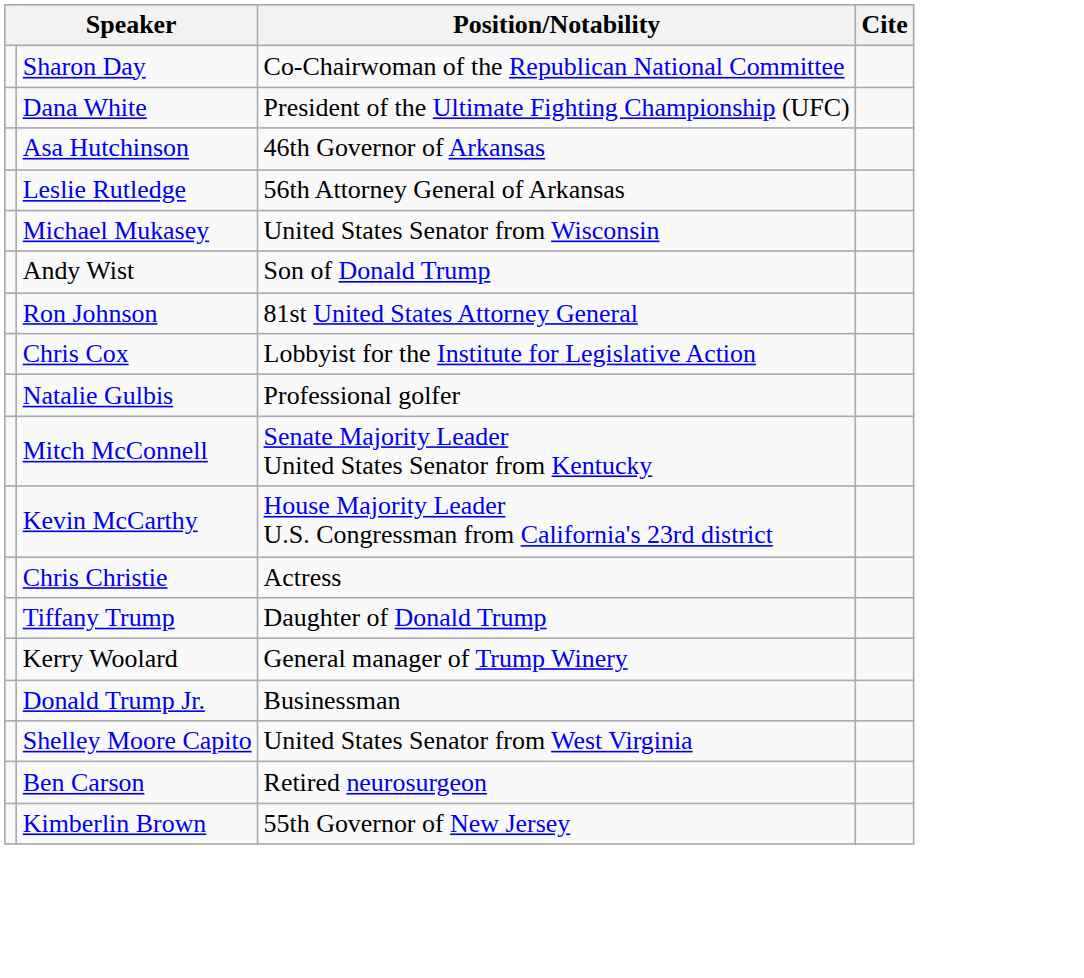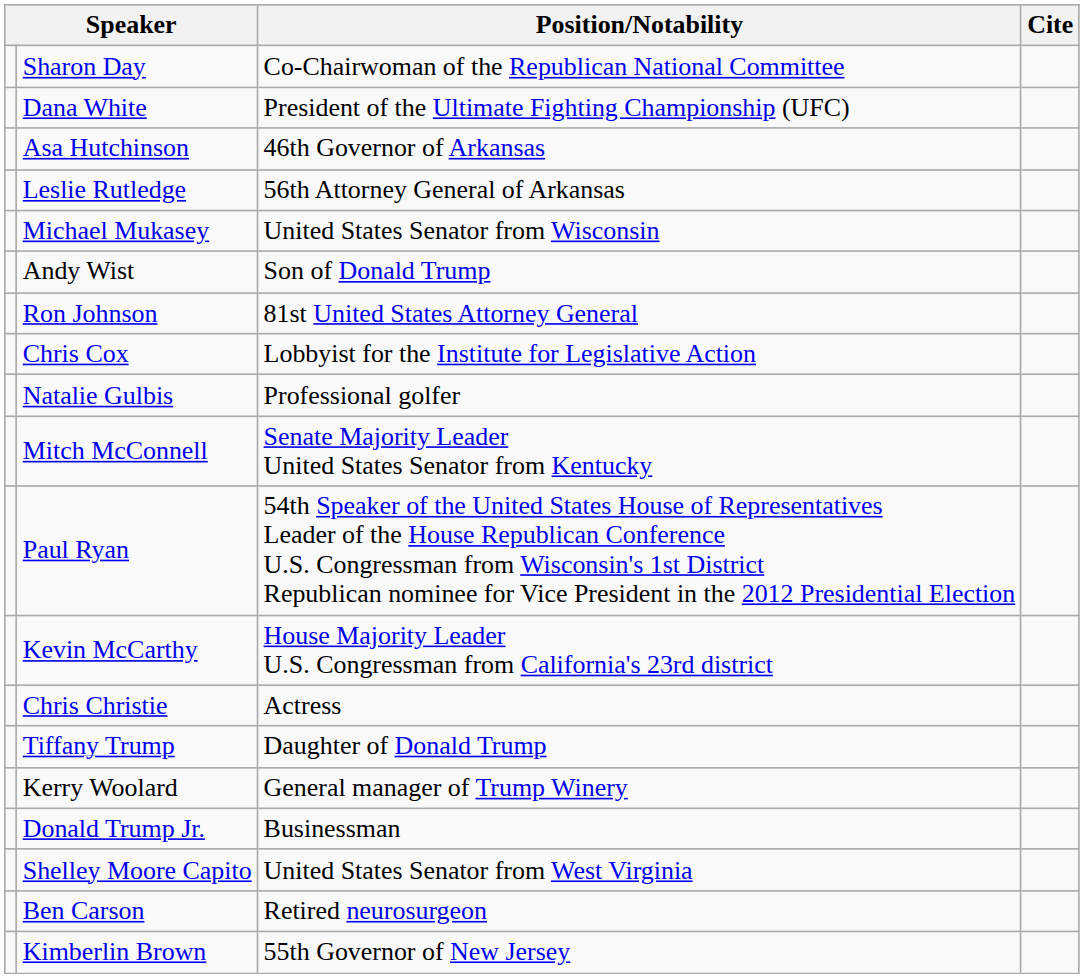+ row: (76, 550)
